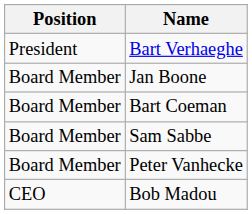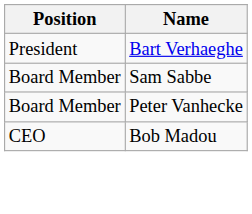- row: (168, 77)
- row: (178, 106)
